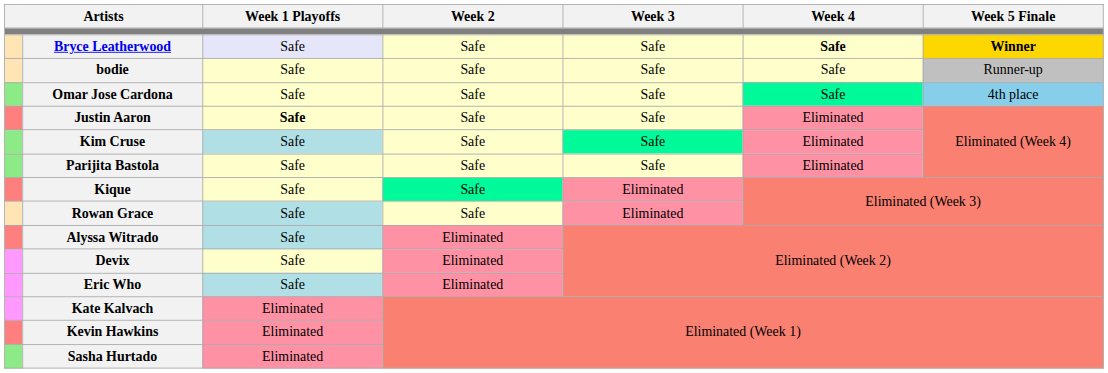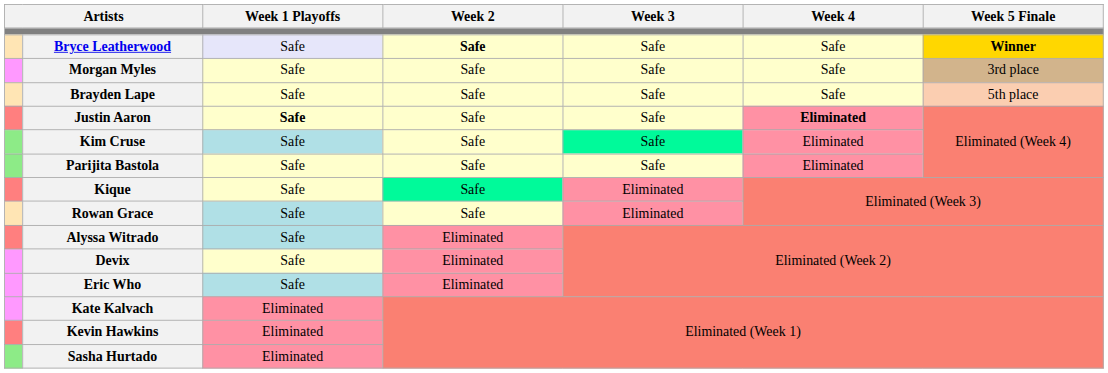(473, 46) normal -> (473, 46) bold
(833, 46) bold -> (833, 46) normal
- row: (112, 70)
+ row: (112, 70)
- row: (112, 94)
+ row: (112, 94)
(833, 118) normal -> (833, 118) bold
